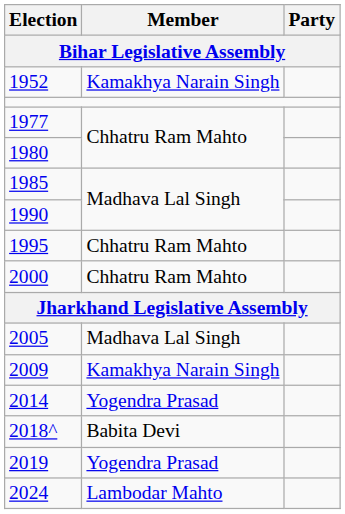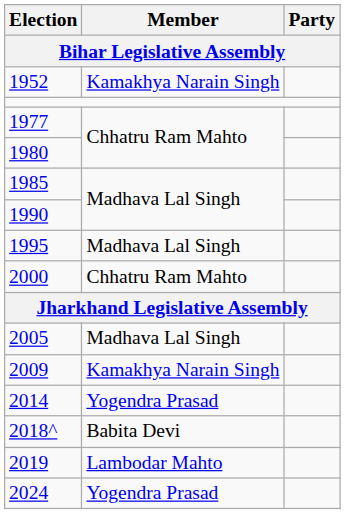(167, 245) Chhatru Ram Mahto -> (163, 245) Madhava Lal Singh
(152, 462) Yogendra Prasad -> (154, 462) Lambodar Mahto
(154, 493) Lambodar Mahto -> (152, 493) Yogendra Prasad
